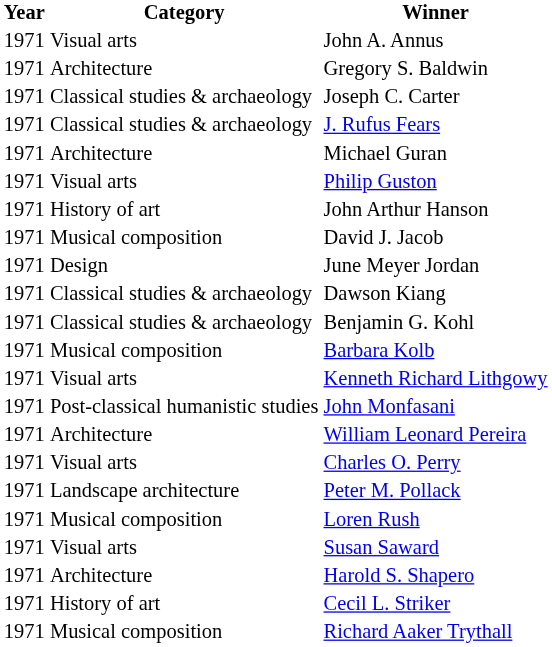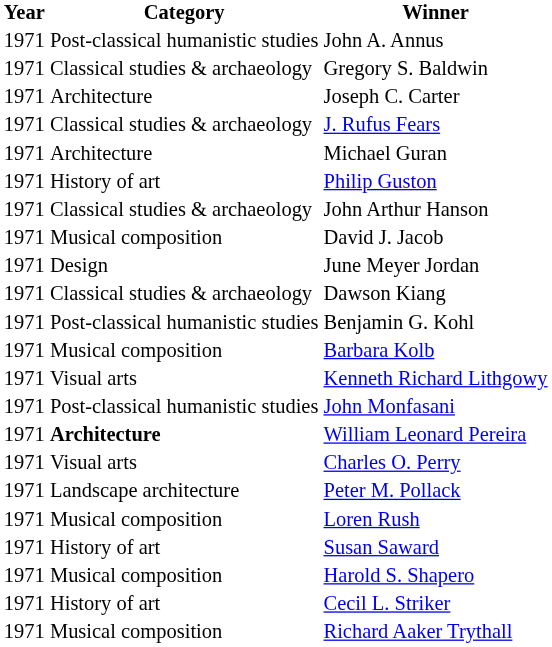(93, 40) Visual arts -> (184, 40) Post-classical humanistic studies
(101, 68) Architecture -> (181, 68) Classical studies & archaeology
(181, 96) Classical studies & archaeology -> (101, 96) Architecture
(93, 181) Visual arts -> (105, 181) History of art
(105, 209) History of art -> (181, 209) Classical studies & archaeology
(181, 321) Classical studies & archaeology -> (184, 321) Post-classical humanistic studies
(101, 434) normal -> (105, 434) bold
(93, 547) Visual arts -> (105, 547) History of art
(101, 575) Architecture -> (136, 575) Musical composition
